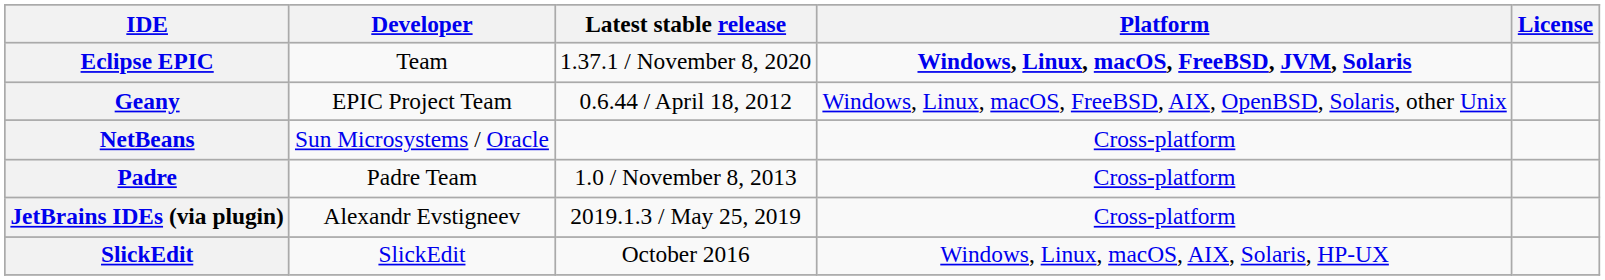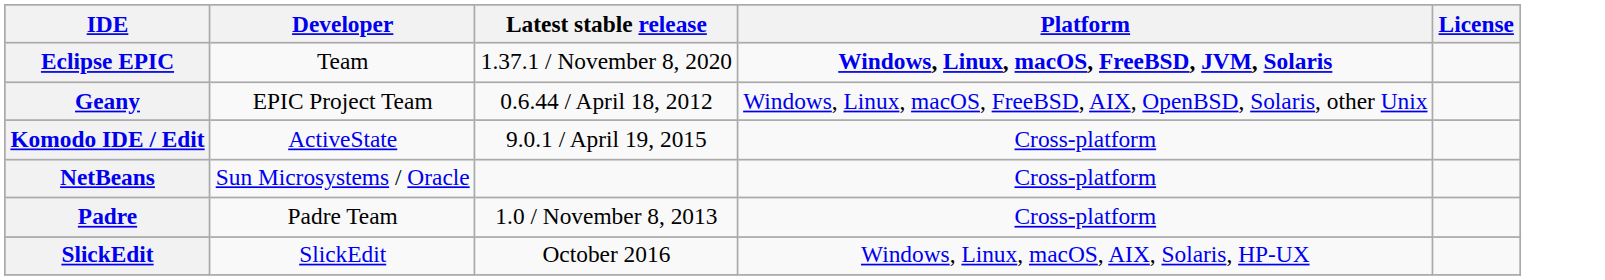+ row: (108, 139)
- row: (147, 216)
